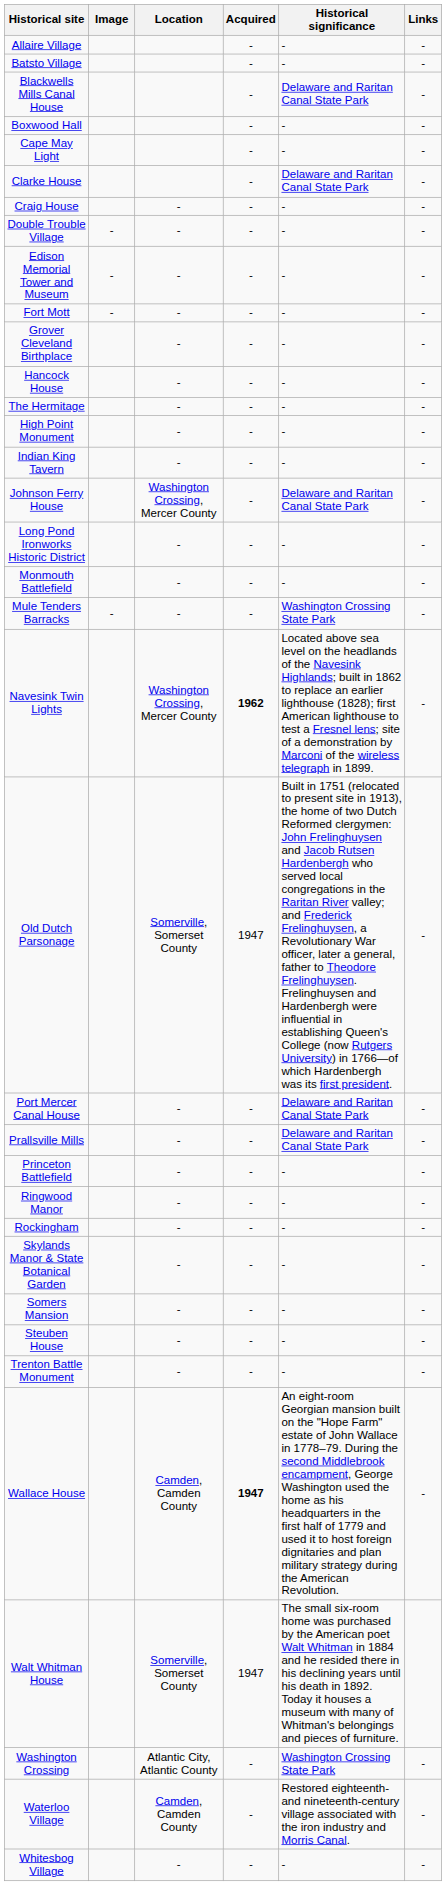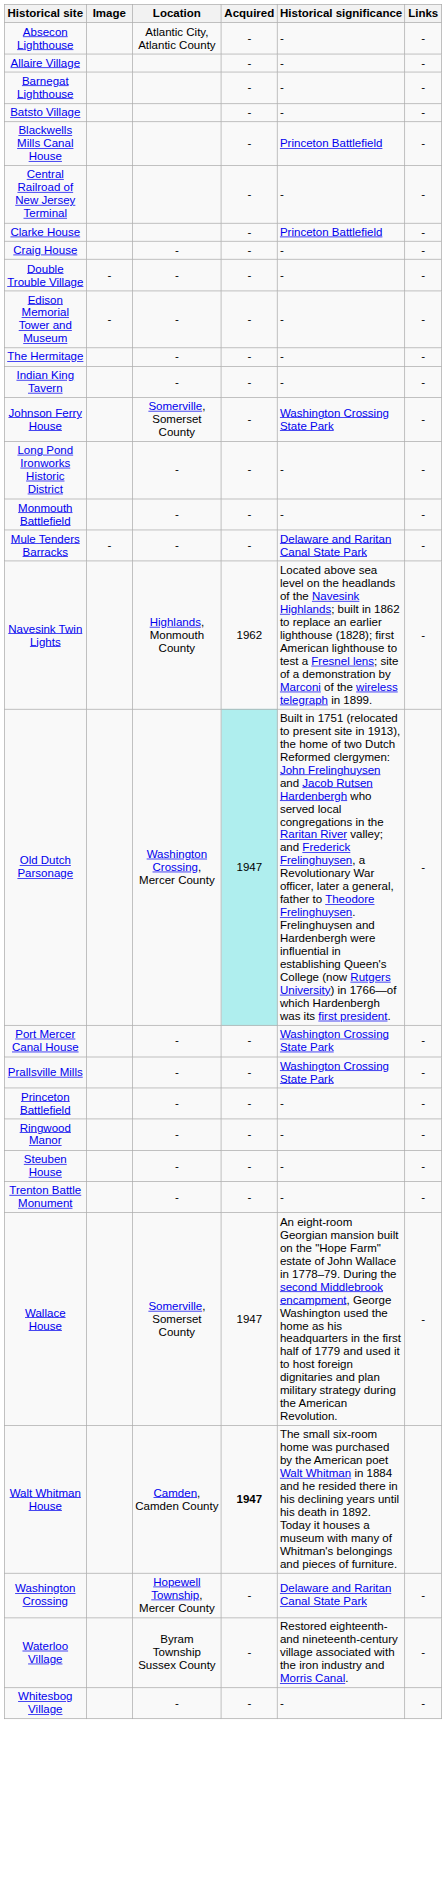+ row: (45, 38)
+ row: (45, 87)
(337, 94) Delaware and Raritan Canal State Park -> (331, 143) Princeton Battlefield
- row: (47, 125)
- row: (47, 150)
+ row: (45, 194)
(337, 181) Delaware and Raritan Canal State Park -> (331, 232) Princeton Battlefield
- row: (47, 312)
- row: (47, 344)
- row: (47, 381)
- row: (47, 431)
(179, 500) Washington Crossing, Mercer County -> (177, 419) Somerville, Somerset County
(337, 500) Delaware and Raritan Canal State Park -> (334, 419) Washington Crossing State Park
(336, 613) Washington Crossing State Park -> (336, 545) Delaware and Raritan Canal State Park
(179, 703) Washington Crossing, Mercer County -> (177, 635) Highlands, Monmouth County
(251, 703) bold -> (249, 635) normal
(179, 935) Somerville, Somerset County -> (177, 867) Washington Crossing, Mercer County
(251, 935) no background -> (249, 867) paleturquoise background
(337, 1108) Delaware and Raritan Canal State Park -> (334, 1041) Washington Crossing State Park
(337, 1140) Delaware and Raritan Canal State Park -> (334, 1072) Washington Crossing State Park
- row: (47, 1227)
- row: (47, 1265)
- row: (47, 1309)
(179, 1493) Camden, Camden County -> (177, 1319) Somerville, Somerset County
(251, 1493) bold -> (249, 1319) normal
(179, 1673) Somerville, Somerset County -> (177, 1499) Camden, Camden County
(251, 1673) normal -> (249, 1499) bold
(179, 1763) Atlantic City, Atlantic County -> (177, 1595) Hopewell Township, Mercer County
(336, 1763) Washington Crossing State Park -> (336, 1595) Delaware and Raritan Canal State Park
(179, 1814) Camden, Camden County -> (177, 1652) Byram Township Sussex County
